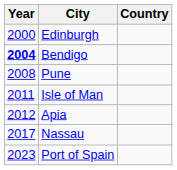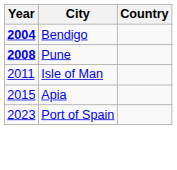- row: (70, 34)
(21, 74) normal -> (21, 54) bold
(21, 114) 2012 -> (21, 94) 2015
- row: (63, 134)
